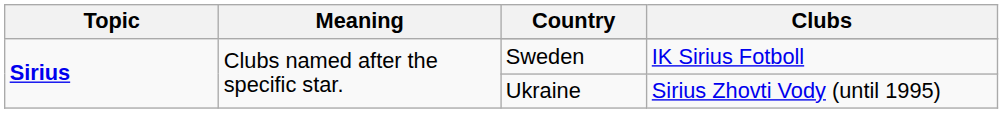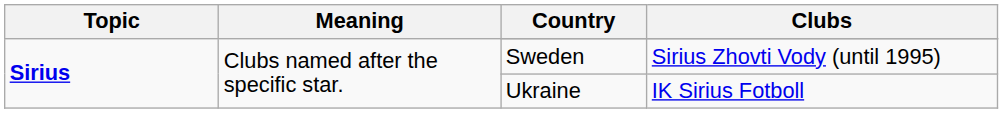(728, 56) IK Sirius Fotboll -> (796, 56) Sirius Zhovti Vody (until 1995)
(796, 90) Sirius Zhovti Vody (until 1995) -> (728, 90) IK Sirius Fotboll
